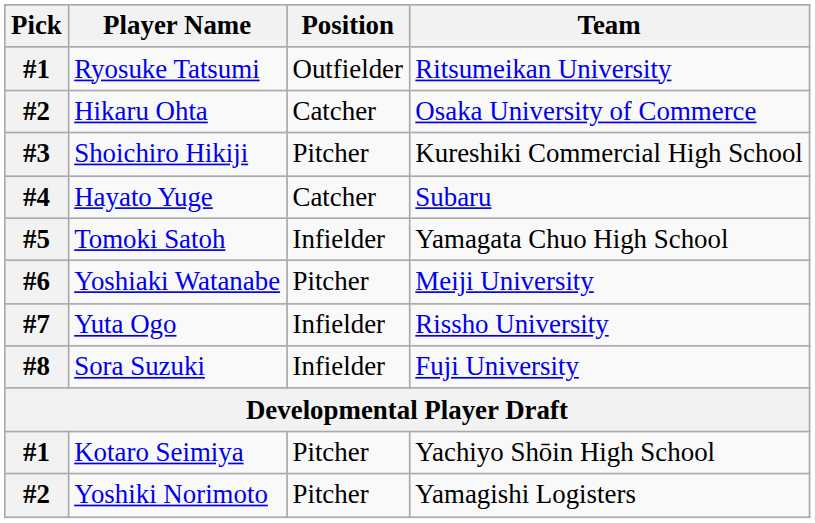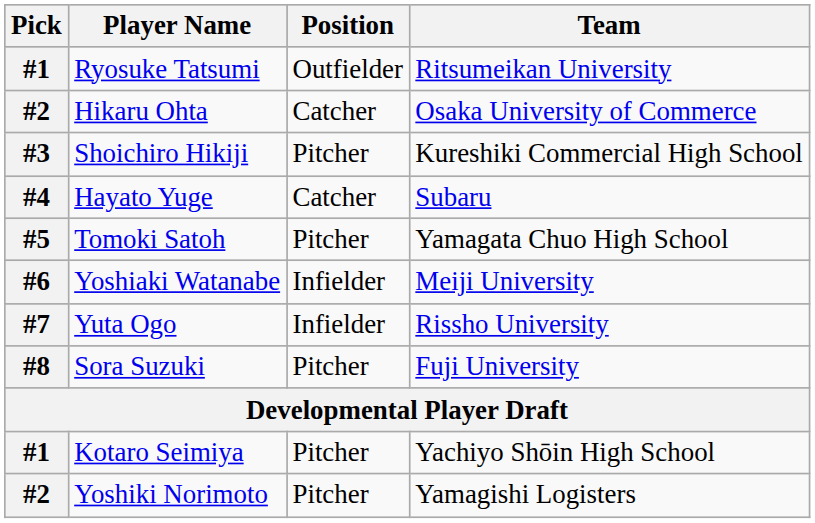(339, 238) Infielder -> (331, 238) Pitcher
(331, 281) Pitcher -> (339, 281) Infielder
(339, 366) Infielder -> (331, 366) Pitcher
